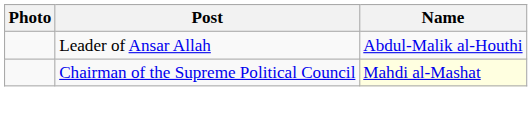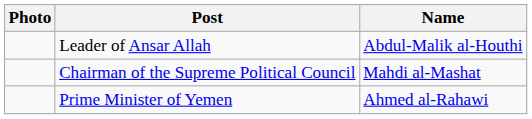(422, 72) lightyellow background -> (422, 72) no background
+ row: (146, 99)
